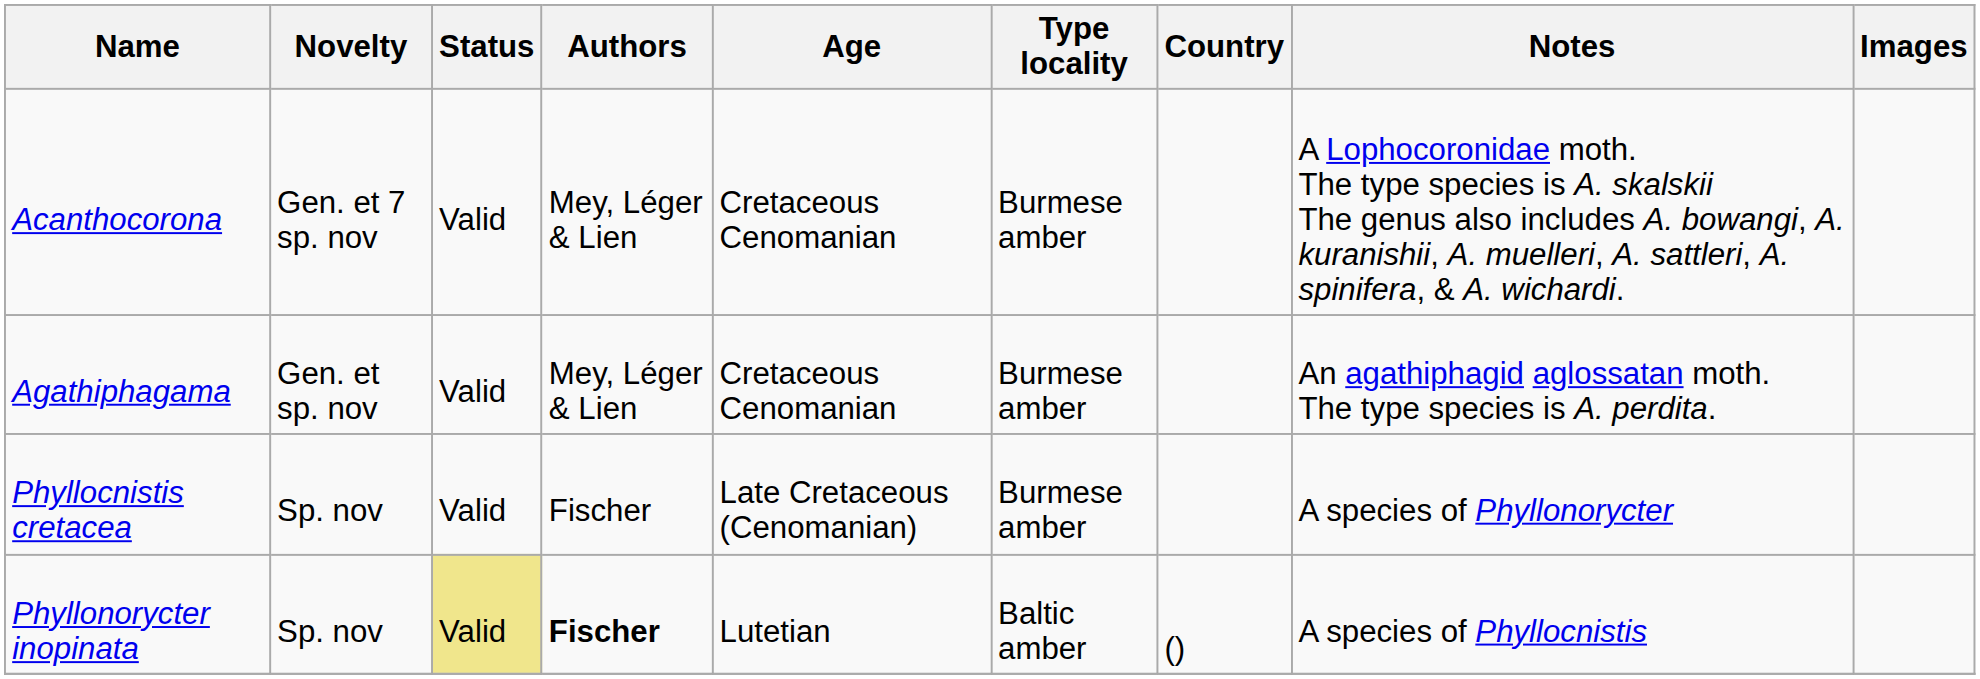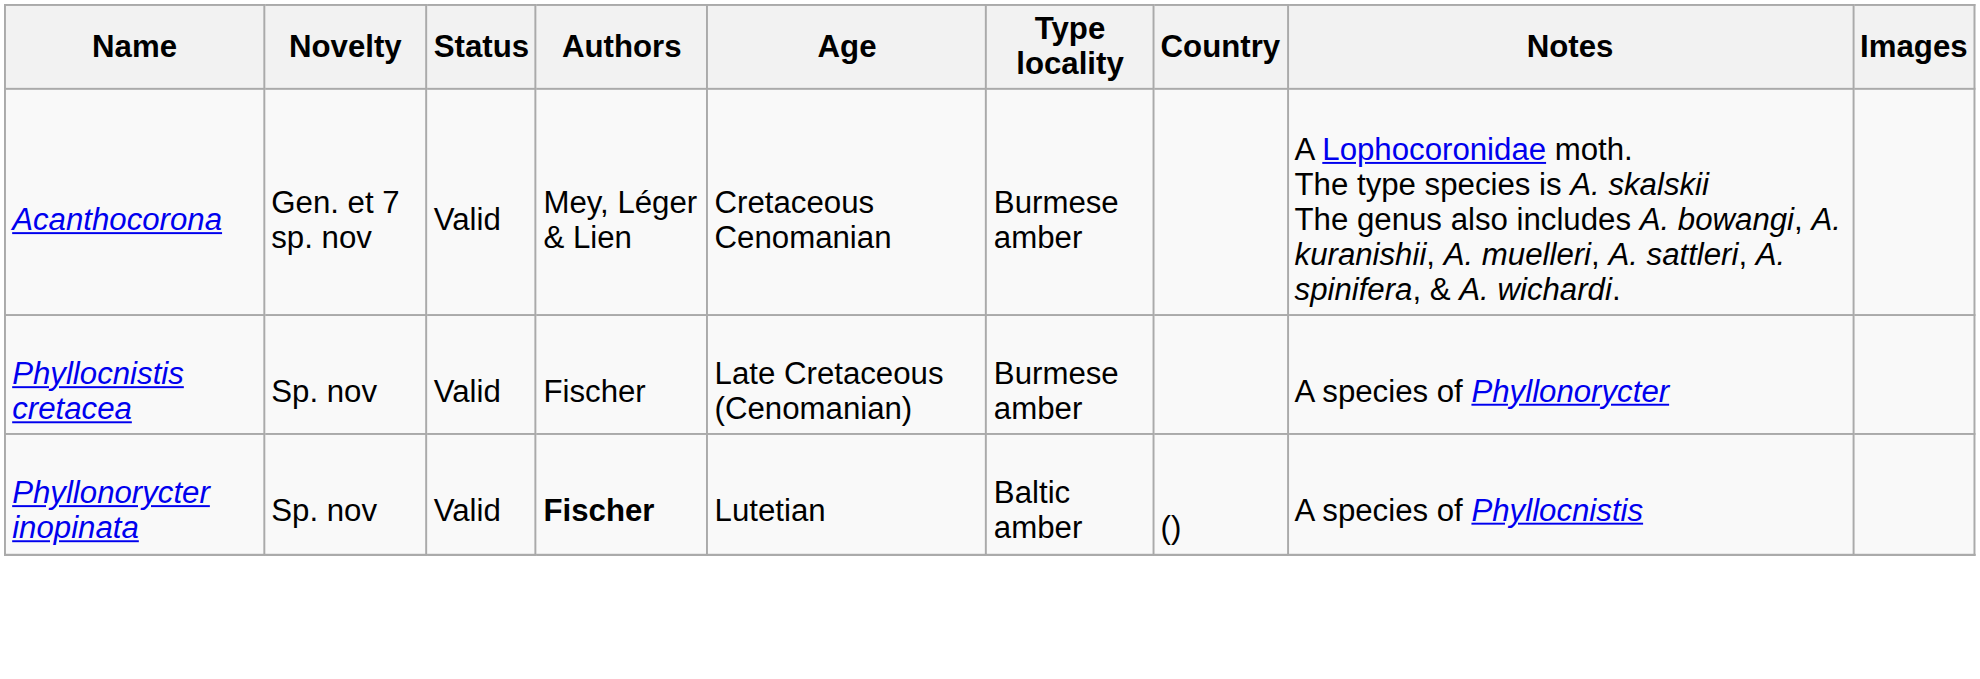- row: (121, 391)
(473, 630) khaki background -> (467, 511) no background
